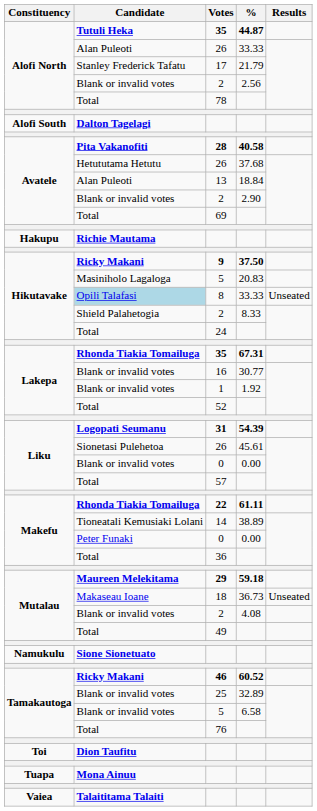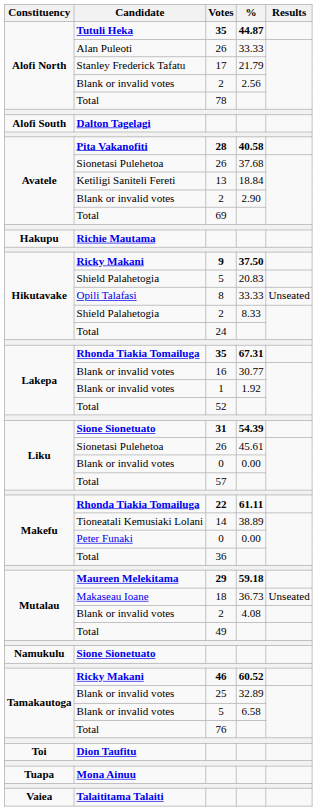(119, 163) Hetututama Hetutu -> (120, 163) Sionetasi Pulehetoa
(104, 181) Alan Puleoti -> (126, 181) Ketiligi Saniteli Fereti
(124, 278) Masiniholo Lagaloga -> (118, 278) Shield Palahetogia
(107, 296) lightblue background -> (107, 296) no background
(121, 428) Logopati Seumanu -> (116, 428) Sione Sionetuato
